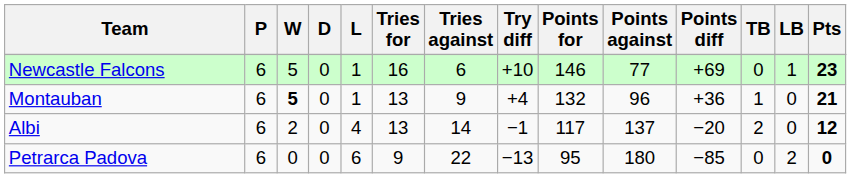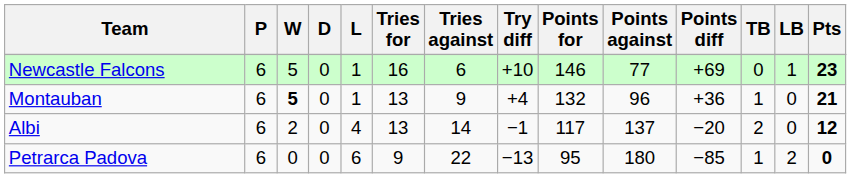(758, 157) 0 -> (758, 157) 1
